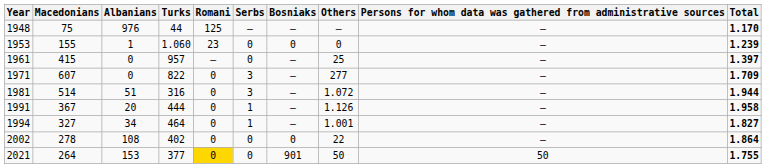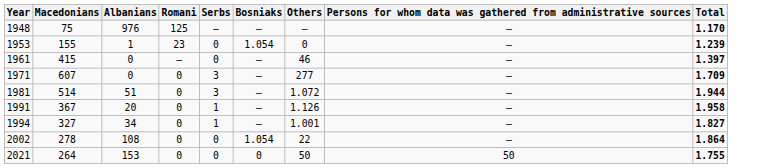- column: (176, 12)
(293, 44) 0 -> (259, 44) 1.054
(339, 60) 25 -> (305, 60) 46
(293, 139) 0 -> (259, 139) 1.054
(213, 155) gold background -> (179, 155) no background
(293, 155) 901 -> (259, 155) 0
